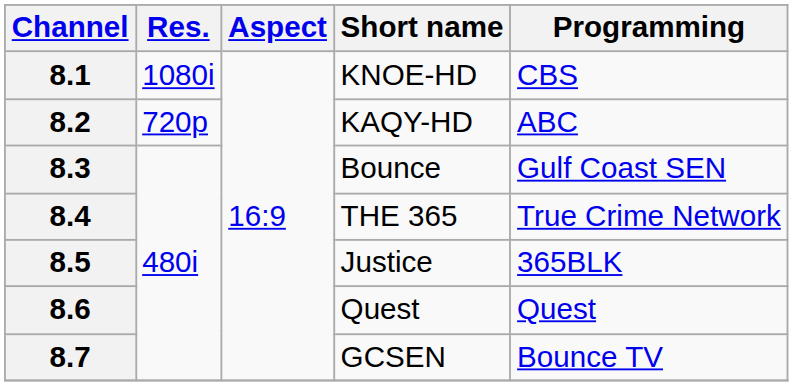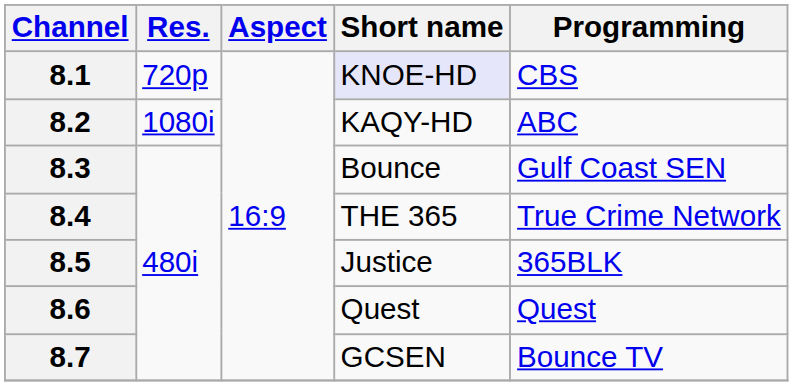(178, 74) 1080i -> (175, 74) 720p
(409, 74) no background -> (409, 74) lavender background
(175, 121) 720p -> (178, 121) 1080i
